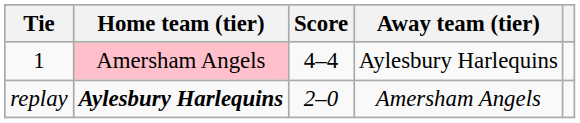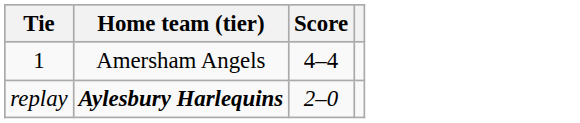- column: (458, 22)
(181, 60) pink background -> (181, 60) no background
